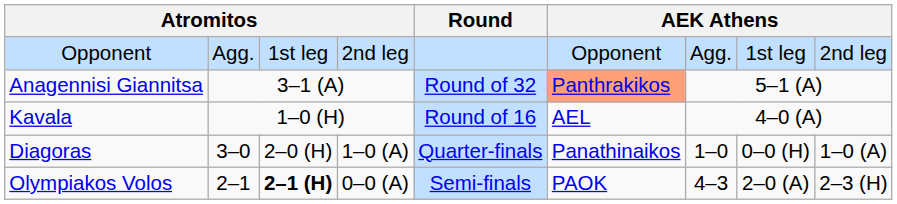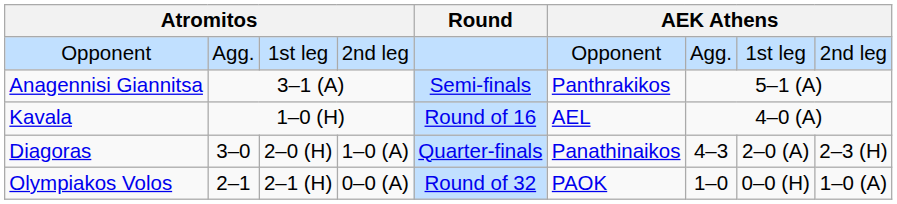(480, 85) Round of 32 -> (480, 85) Semi-finals
(611, 85) lightsalmon background -> (611, 85) no background
(711, 150) 1–0 -> (711, 150) 4–3
(776, 150) 0–0 (H) -> (776, 150) 2–0 (A)
(853, 150) 1–0 (A) -> (853, 150) 2–3 (H)
(298, 183) bold -> (298, 183) normal
(480, 183) Semi-finals -> (480, 183) Round of 32
(711, 183) 4–3 -> (711, 183) 1–0
(776, 183) 2–0 (A) -> (776, 183) 0–0 (H)
(853, 183) 2–3 (H) -> (853, 183) 1–0 (A)
